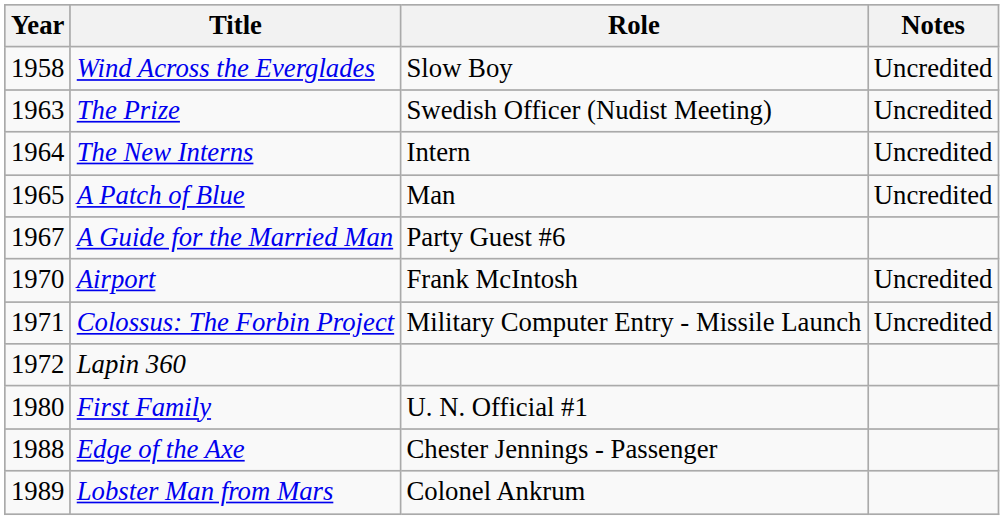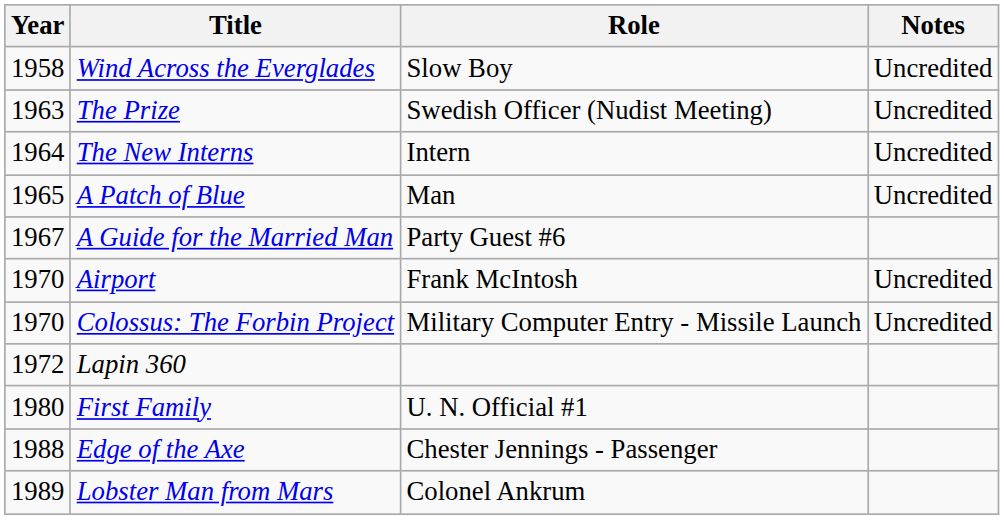(38, 322) 1971 -> (38, 322) 1970
